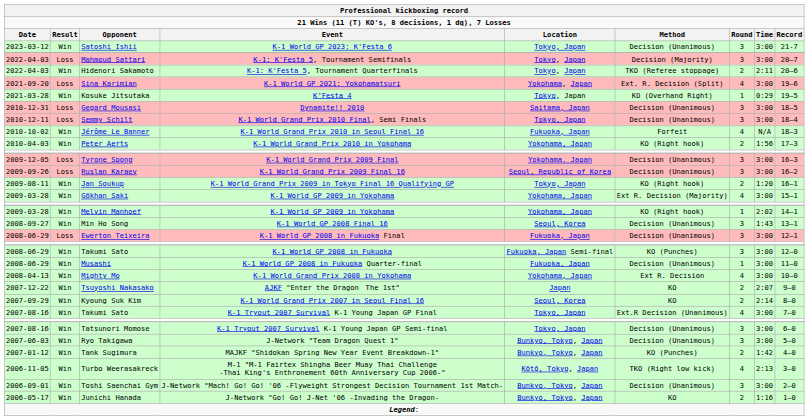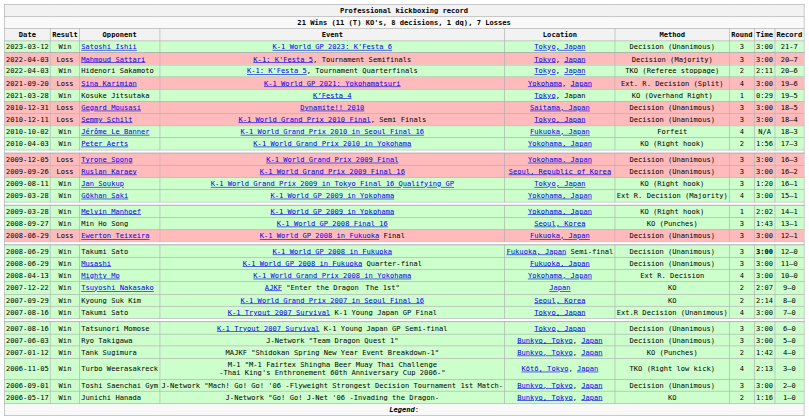(742, 184) 2 -> (742, 184) 3
(672, 224) Decision (Unanimous) -> (672, 224) KO (Punches)
(672, 252) KO (Punches) -> (672, 252) Decision (Unanimous)
(765, 252) normal -> (765, 252) bold
(742, 264) 1 -> (742, 264) 3
